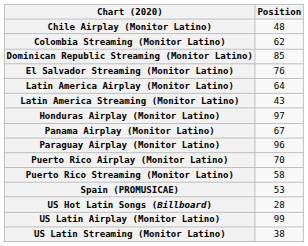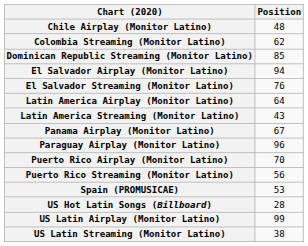+ row: (130, 71)
- row: (130, 116)
(279, 175) 58 -> (279, 175) 56
